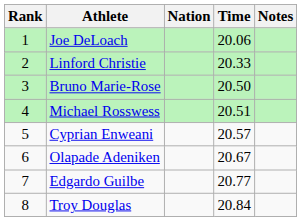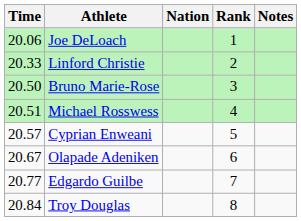columns swapped: (25, 16) <-> (234, 16)
